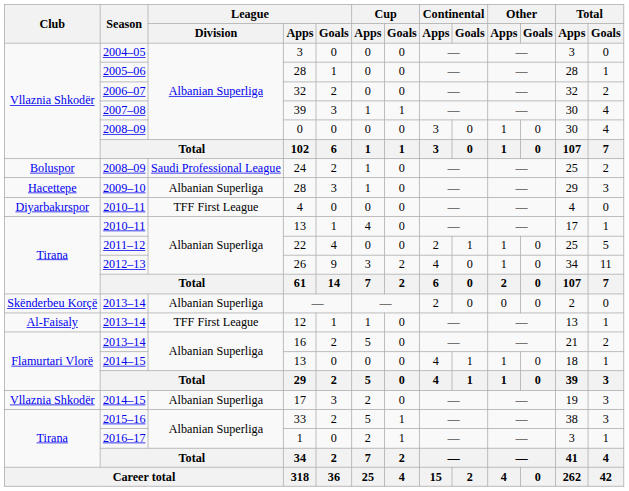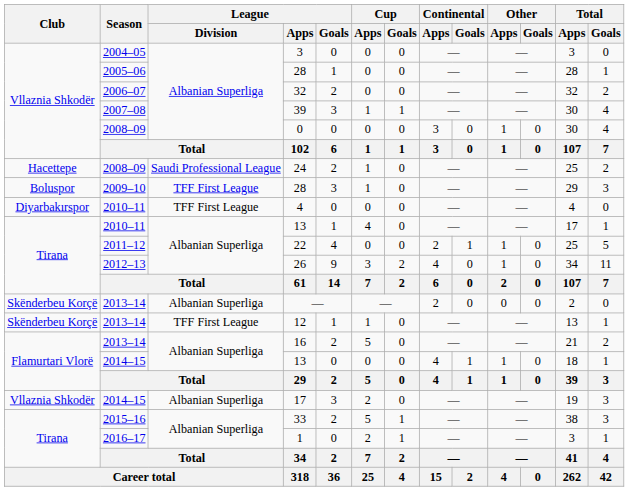(52, 168) Boluspor -> (52, 168) Hacettepe
(52, 187) Hacettepe -> (52, 187) Boluspor
(216, 187) Albanian Superliga -> (216, 187) TFF First League
(52, 322) Al-Faisaly -> (52, 322) Skënderbeu Korçë
